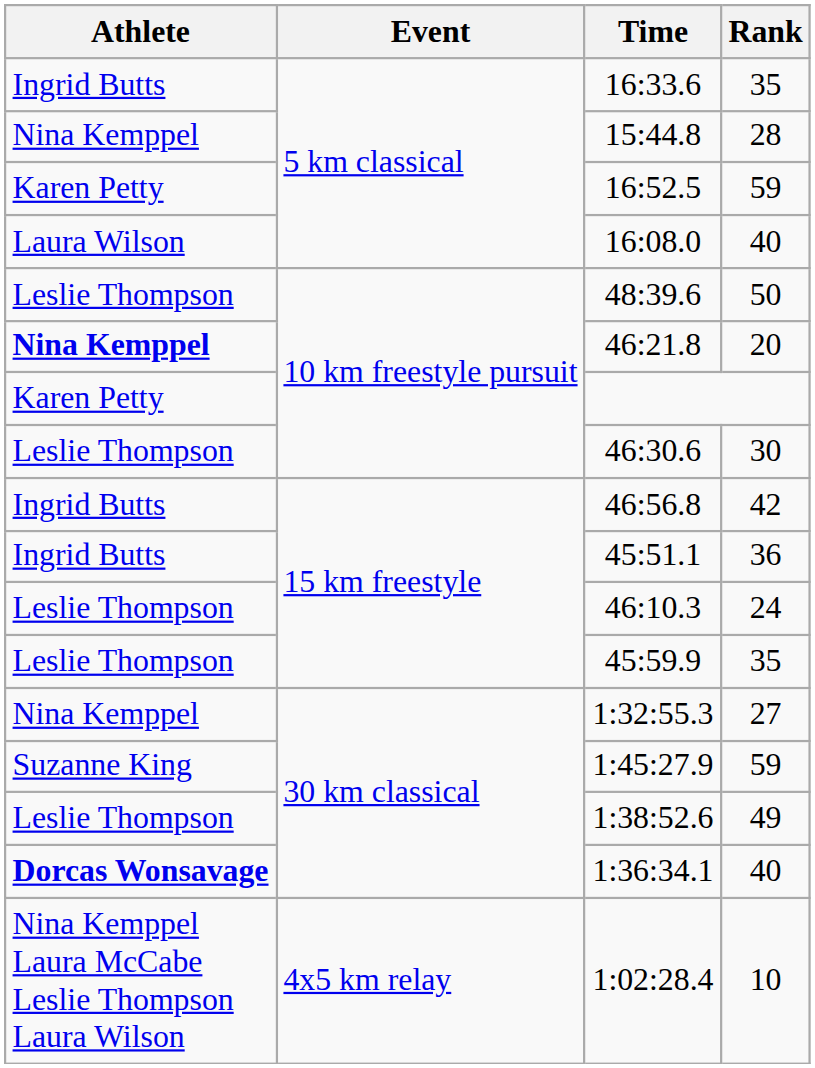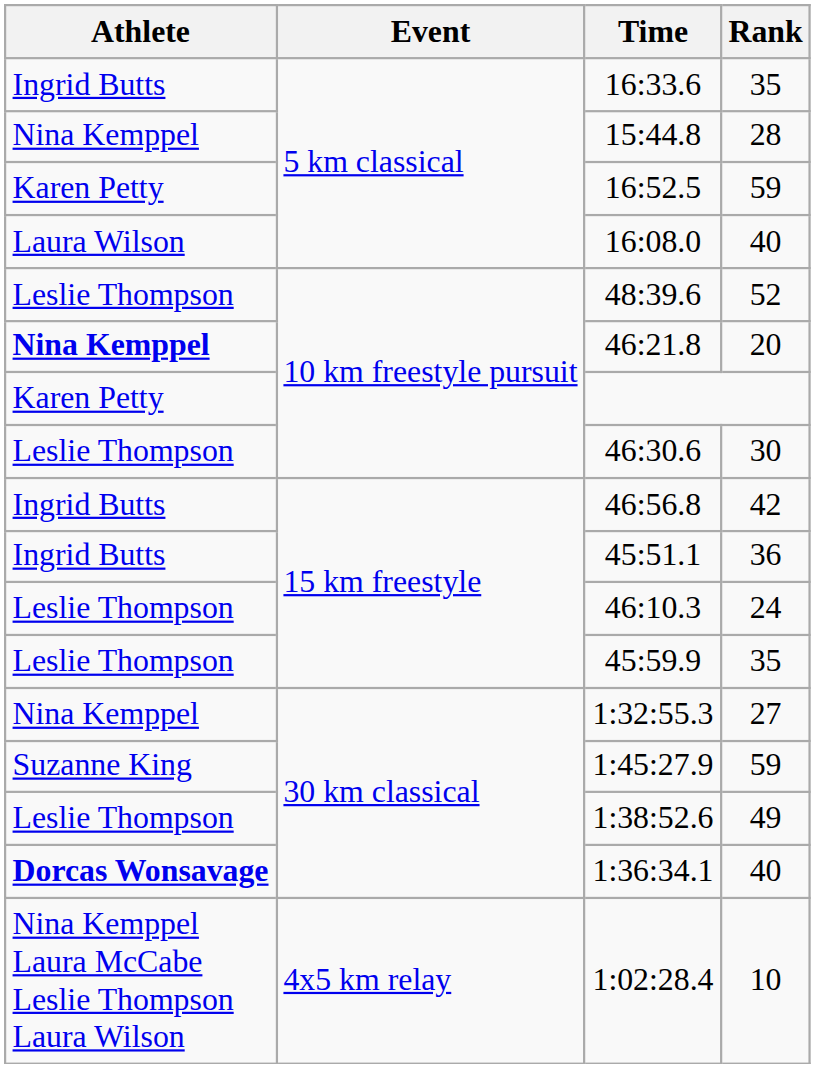(766, 293) 50 -> (766, 293) 52
